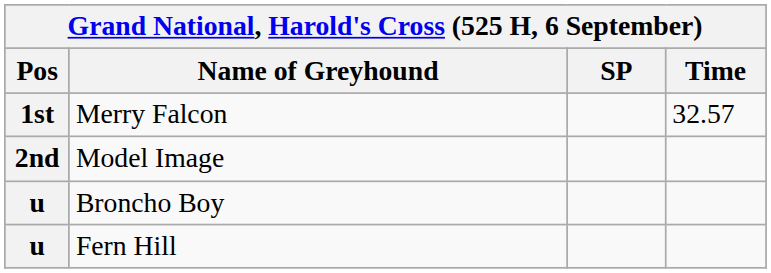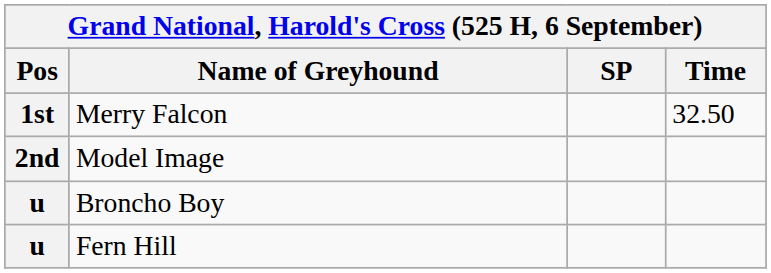(703, 114) 32.57 -> (703, 114) 32.50
